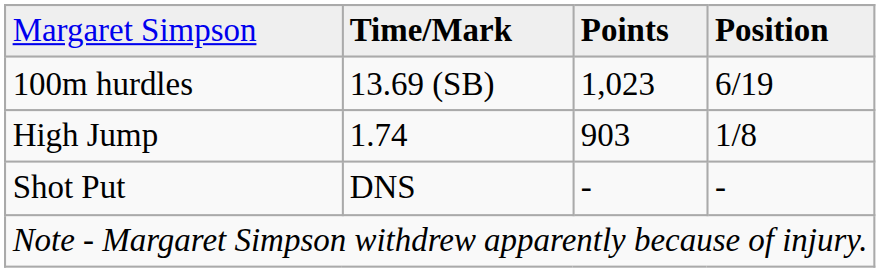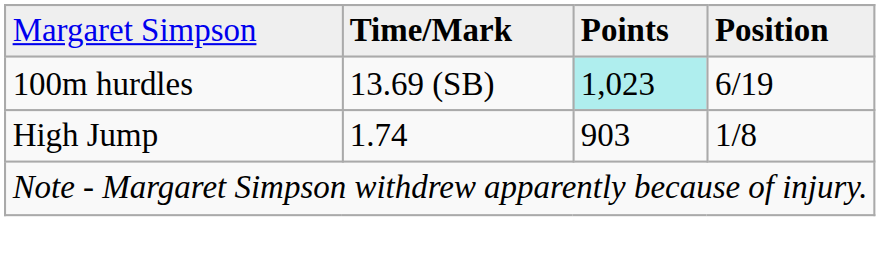(618, 82) no background -> (618, 82) paleturquoise background
- row: (69, 187)
